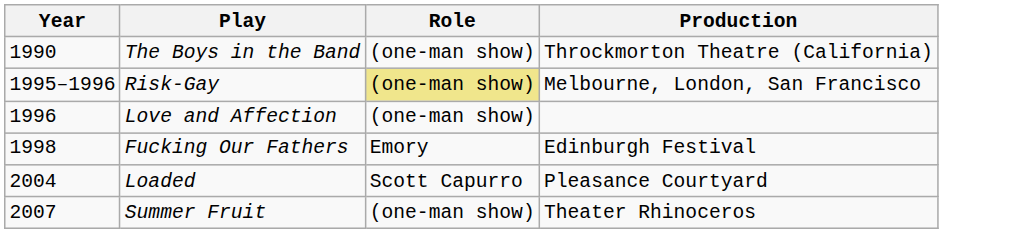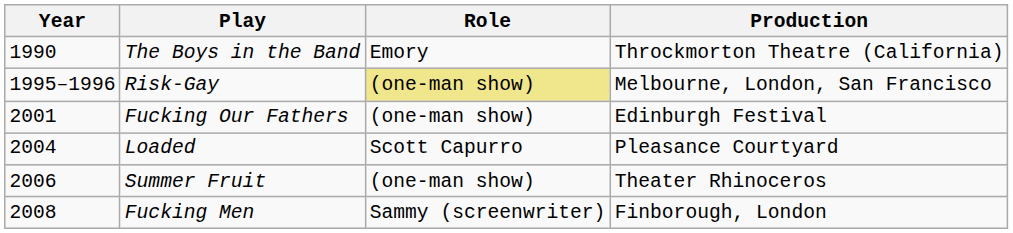(452, 53) (one-man show) -> (399, 53) Emory
- row: (231, 117)
(33, 149) 1998 -> (33, 117) 2001
(399, 149) Emory -> (452, 117) (one-man show)
(33, 213) 2007 -> (33, 181) 2006
+ row: (190, 213)
